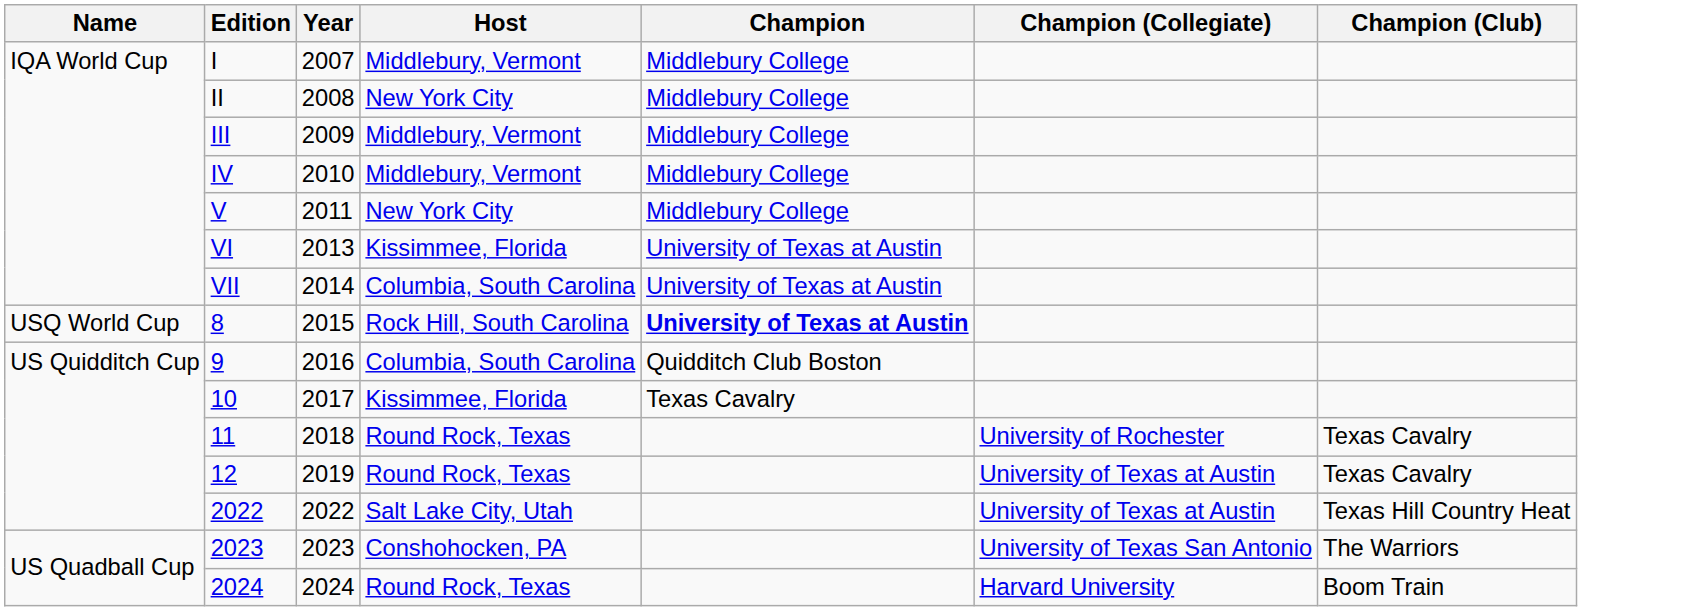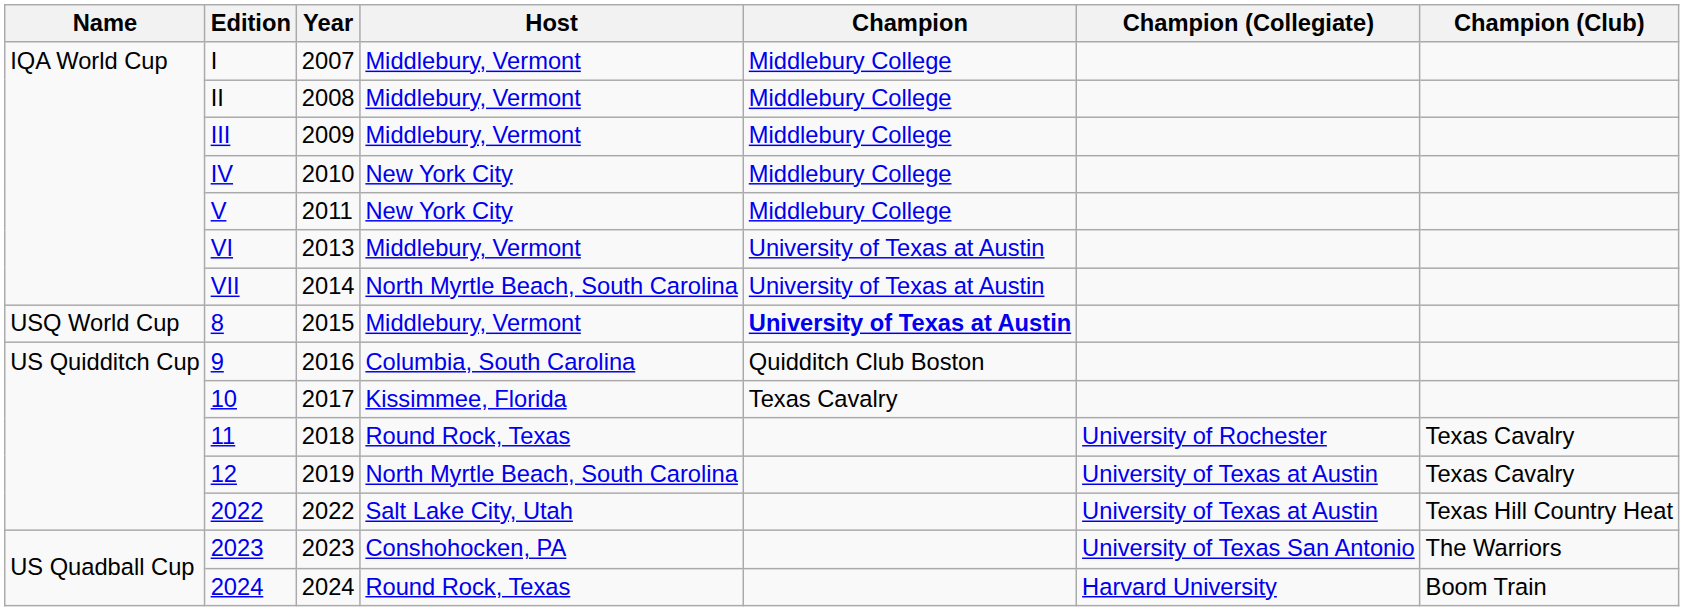(439, 98) New York City -> (473, 98) Middlebury, Vermont
(473, 173) Middlebury, Vermont -> (439, 173) New York City
(466, 248) Kissimmee, Florida -> (473, 248) Middlebury, Vermont
(500, 286) Columbia, South Carolina -> (552, 286) North Myrtle Beach, South Carolina
(497, 323) Rock Hill, South Carolina -> (473, 323) Middlebury, Vermont
(468, 473) Round Rock, Texas -> (552, 473) North Myrtle Beach, South Carolina
